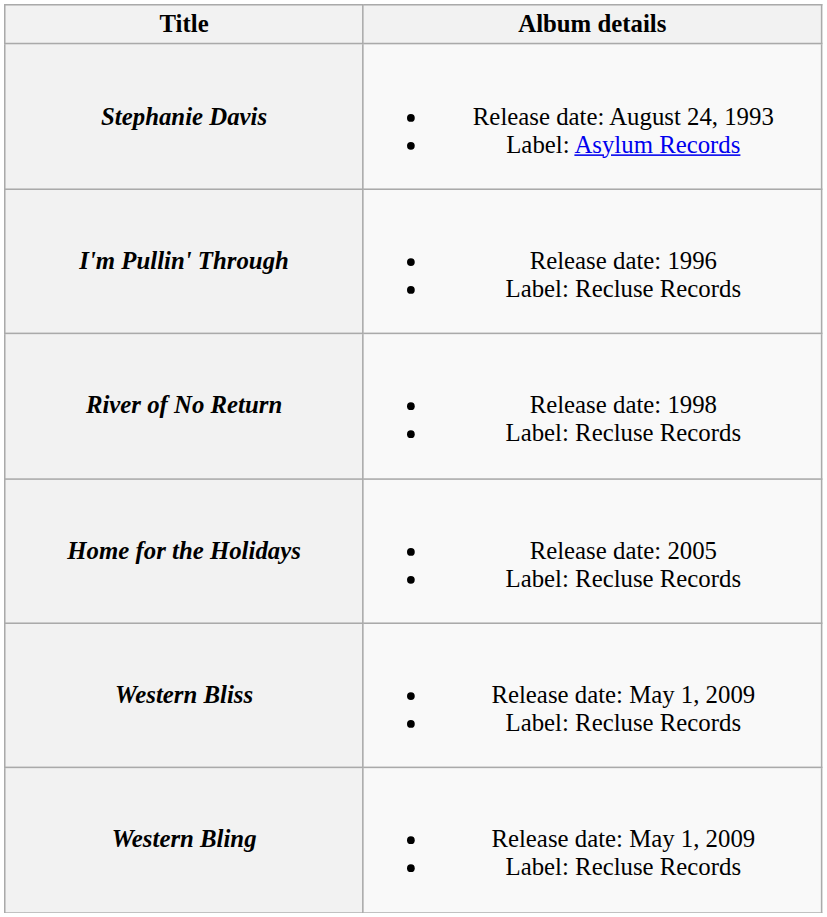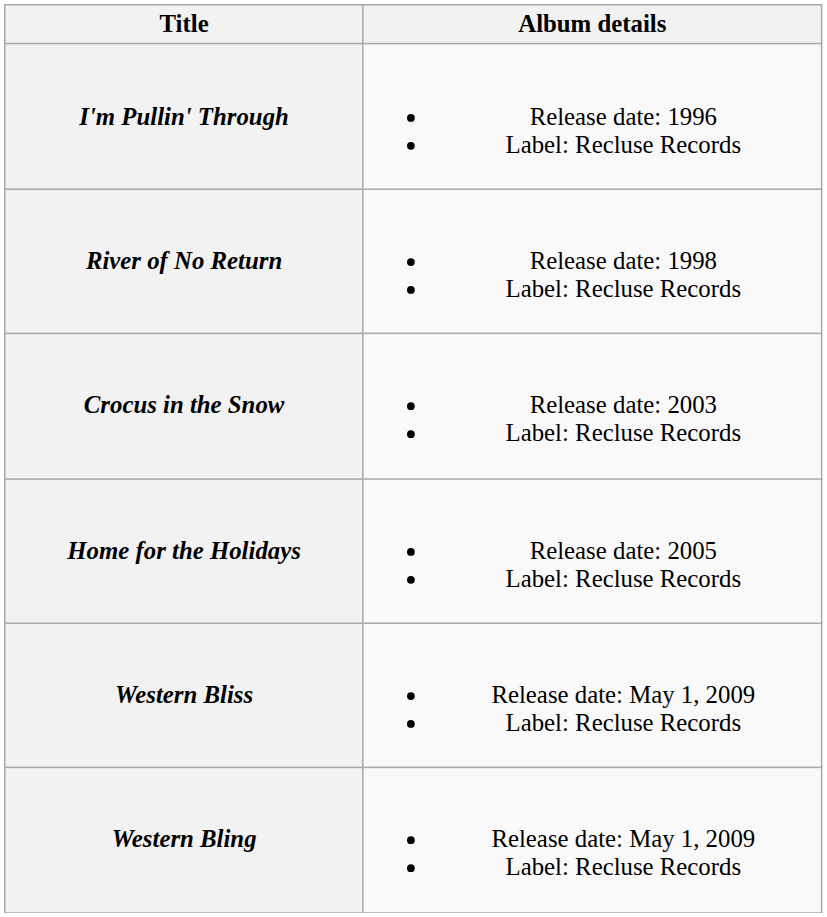- row: (184, 116)
+ row: (184, 405)
